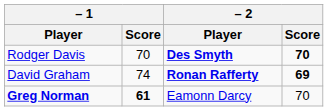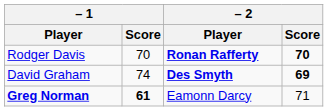(200, 55) Des Smyth -> (213, 55) Ronan Rafferty
(213, 75) Ronan Rafferty -> (200, 75) Des Smyth
(302, 95) 70 -> (302, 95) 71
